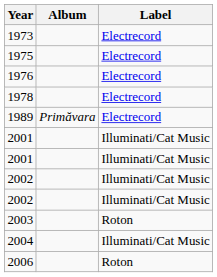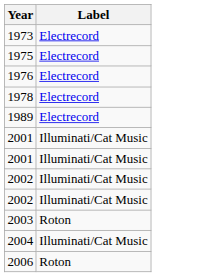- column: (67, 14)
